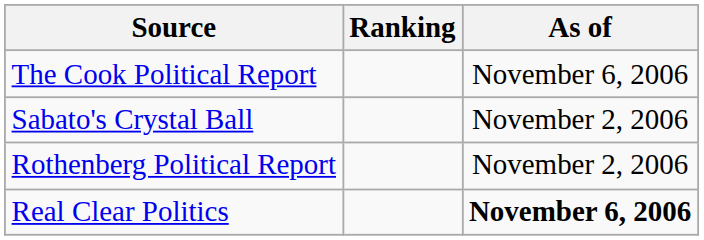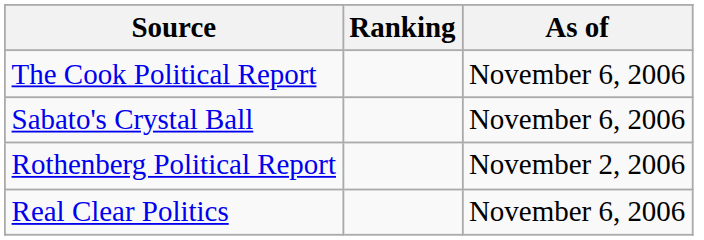(580, 119) November 2, 2006 -> (577, 119) November 6, 2006
(580, 211) bold -> (577, 211) normal
